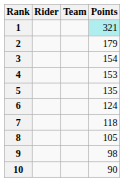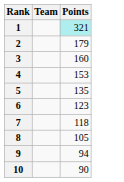- column: (46, 12)
(110, 59) 154 -> (81, 59) 160
(110, 106) 124 -> (81, 106) 123
(113, 153) 98 -> (84, 153) 94
